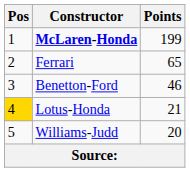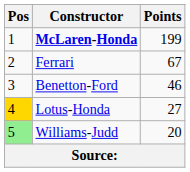(174, 62) 65 -> (174, 62) 67
(174, 109) 21 -> (174, 109) 27
(11, 132) no background -> (11, 132) lightgreen background
